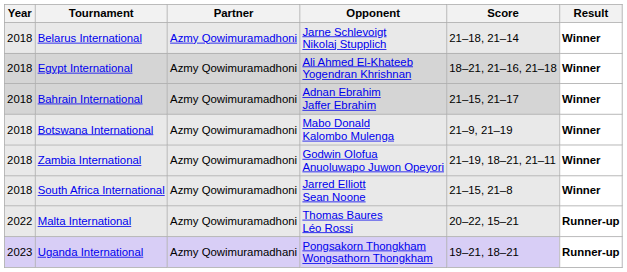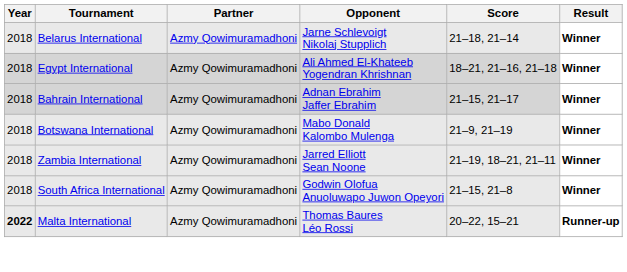(373, 161) Godwin Olofua Anuoluwapo Juwon Opeyori -> (334, 161) Jarred Elliott Sean Noone
(334, 191) Jarred Elliott Sean Noone -> (373, 191) Godwin Olofua Anuoluwapo Juwon Opeyori
(20, 222) normal -> (20, 222) bold
- row: (90, 252)
